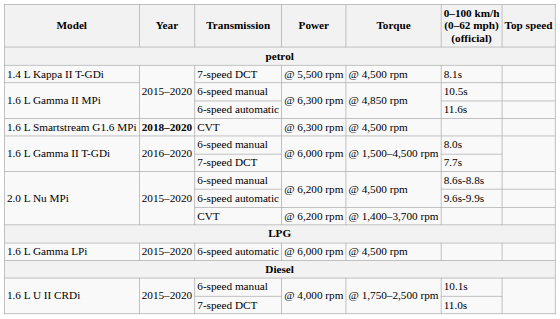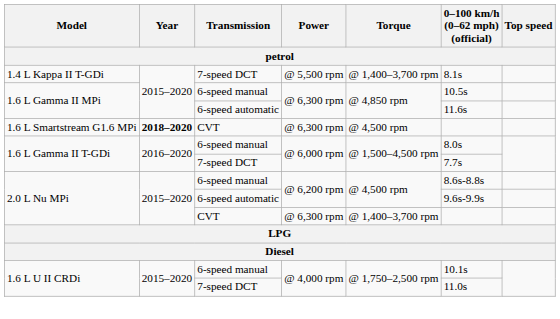(378, 74) @ 4,500 rpm -> (394, 74) @ 1,400–3,700 rpm
(314, 216) @ 6,200 rpm -> (314, 216) @ 6,300 rpm
- row: (47, 251)
